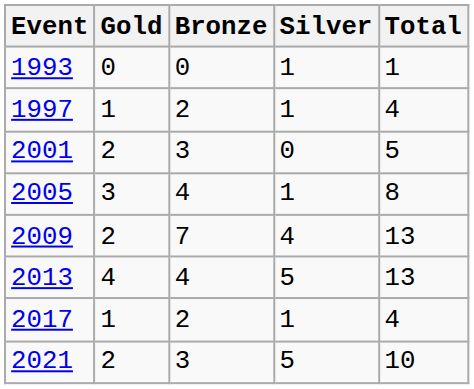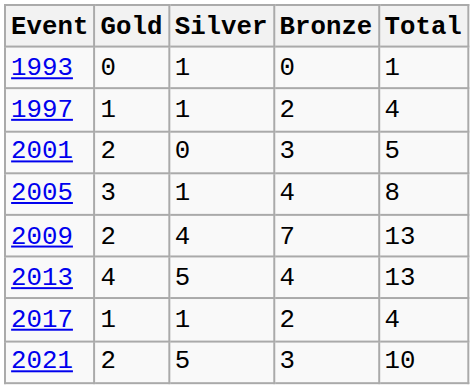columns swapped: (326, 26) <-> (221, 26)
